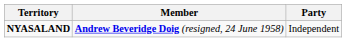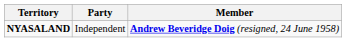columns swapped: (179, 12) <-> (314, 12)
